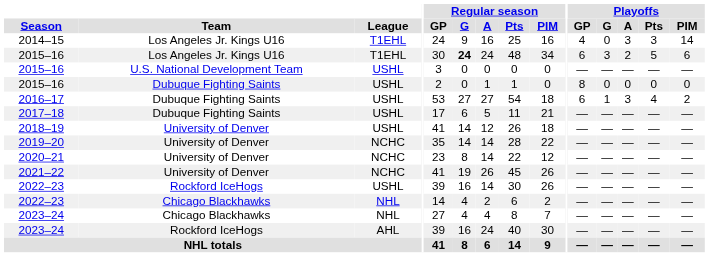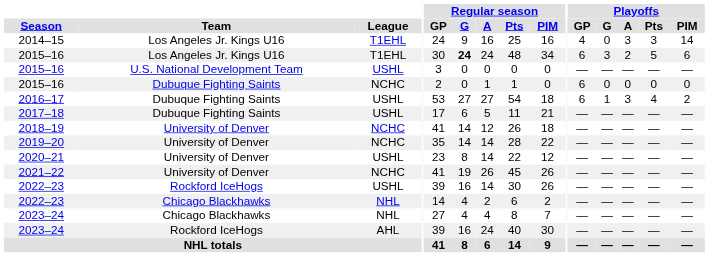(388, 84) USHL -> (388, 84) NCHC
(582, 84) 8 -> (582, 84) 6
(388, 128) USHL -> (388, 128) NCHC
(388, 157) NCHC -> (388, 157) USHL
